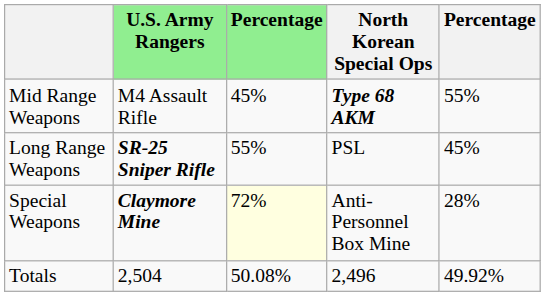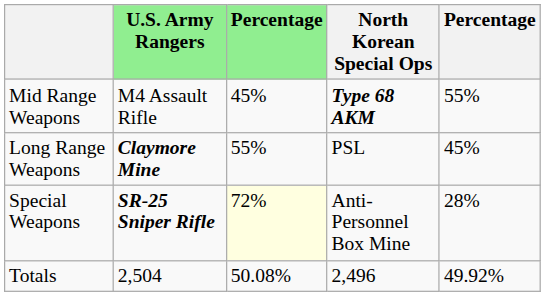(166, 158) SR-25 Sniper Rifle -> (157, 158) Claymore Mine
(157, 211) Claymore Mine -> (166, 211) SR-25 Sniper Rifle
